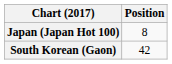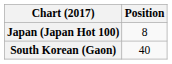(145, 50) 42 -> (145, 50) 40
